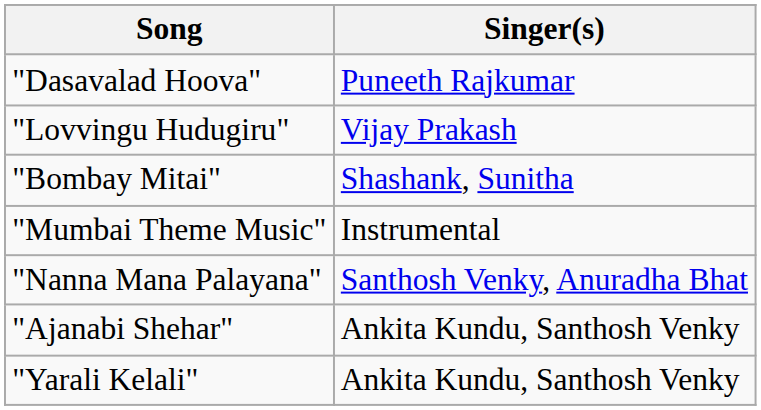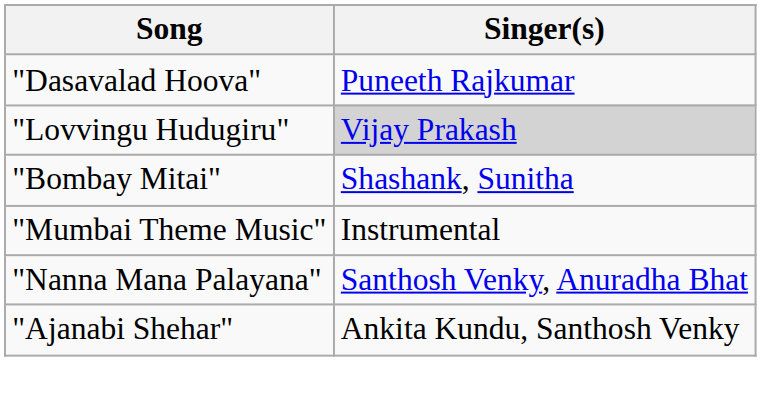(429, 129) no background -> (429, 129) lightgrey background
- row: (105, 379)
